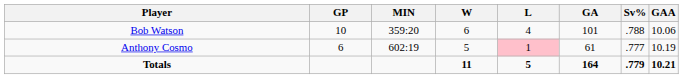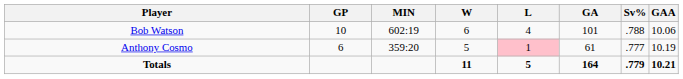(404, 30) 359:20 -> (404, 30) 602:19
(404, 47) 602:19 -> (404, 47) 359:20
